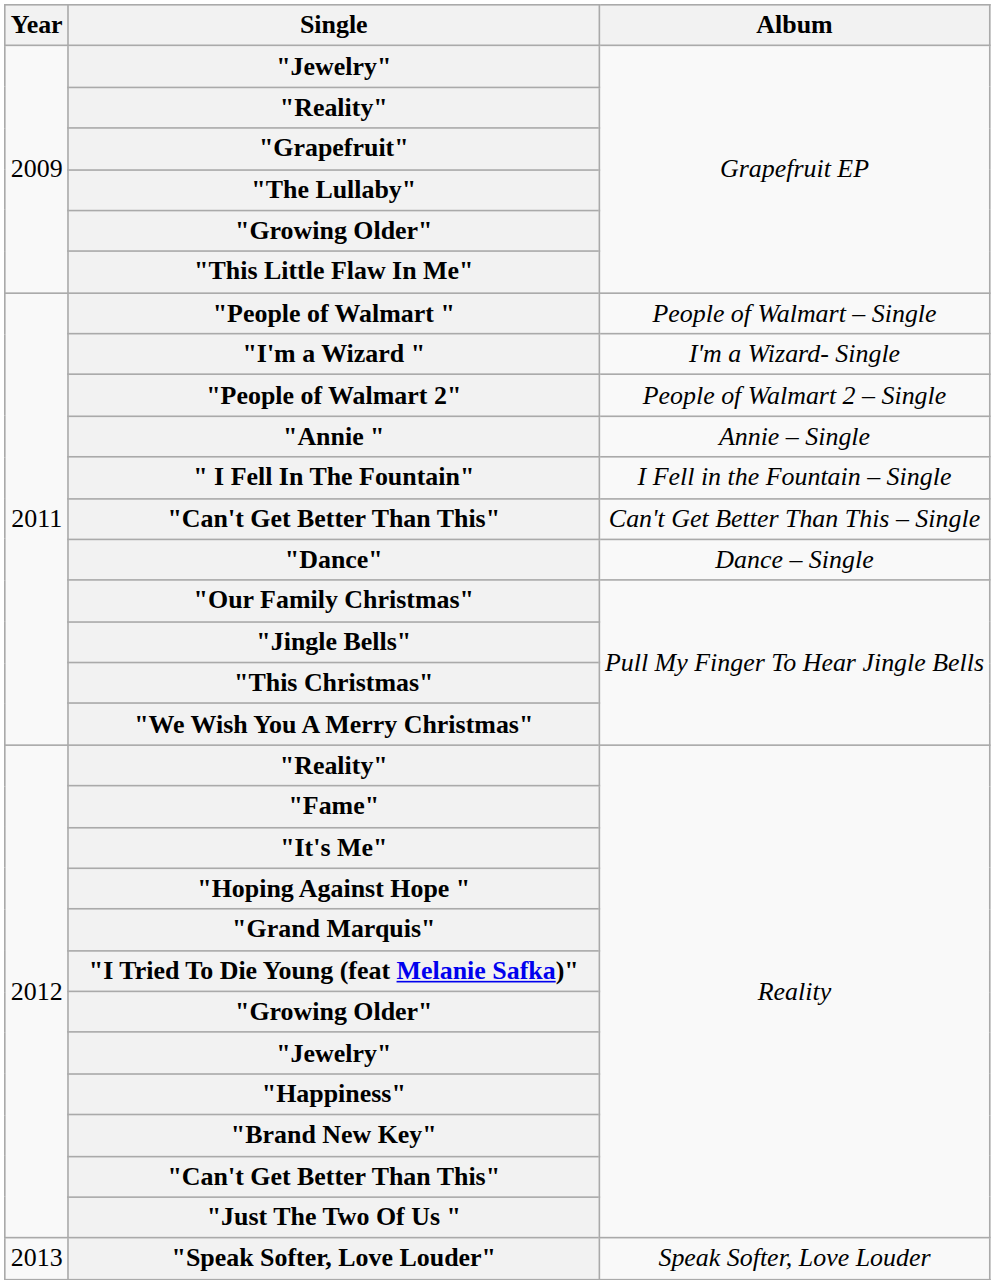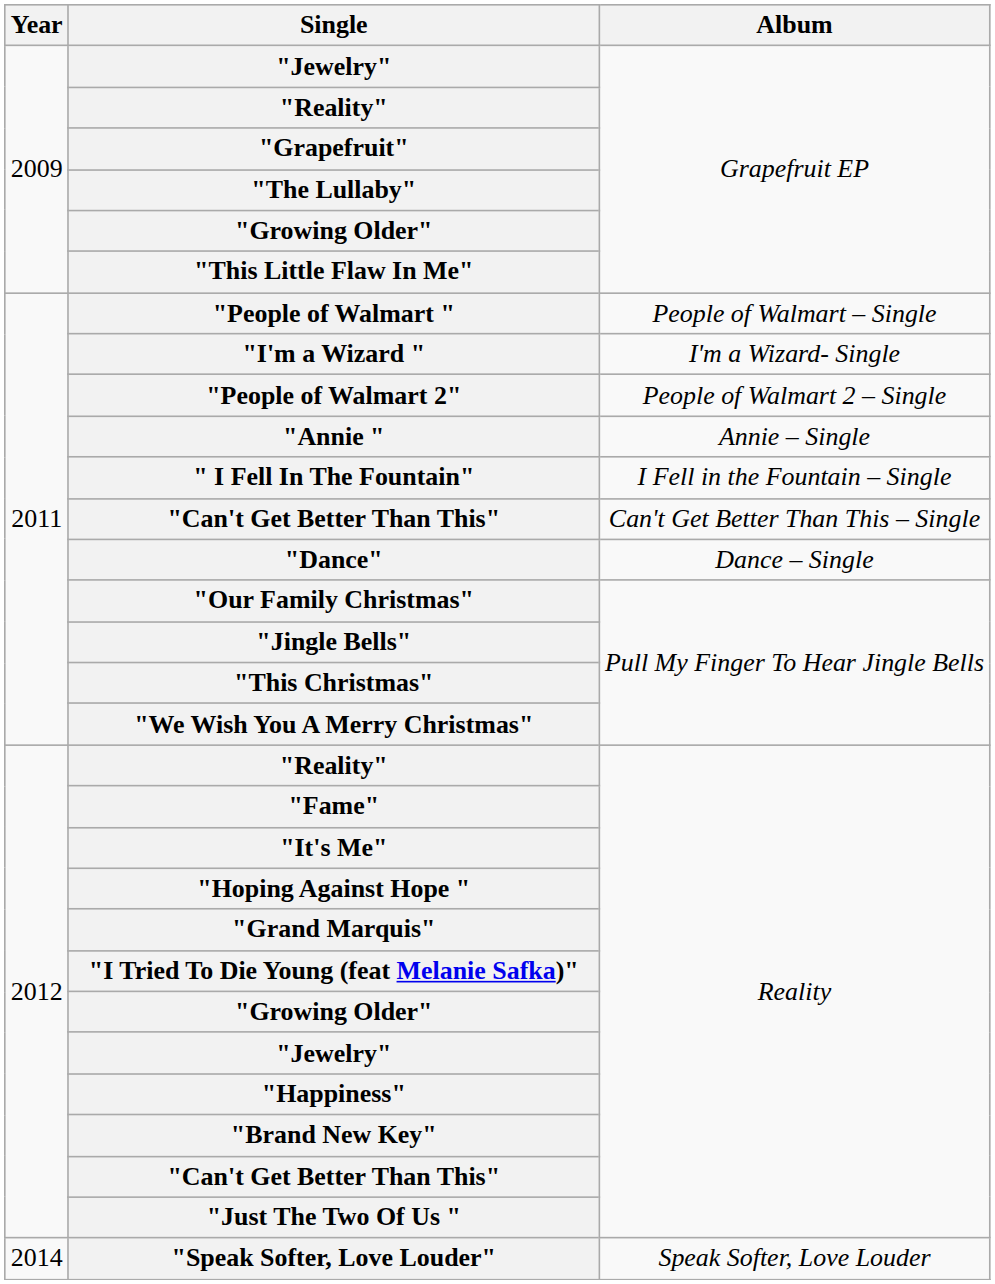(37, 1258) 2013 -> (37, 1258) 2014
